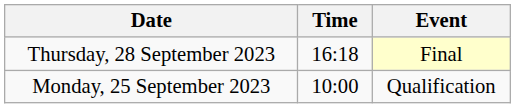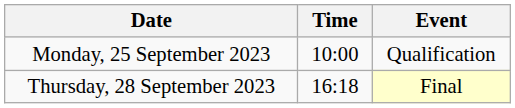rows swapped: (151, 86) <-> (151, 53)
